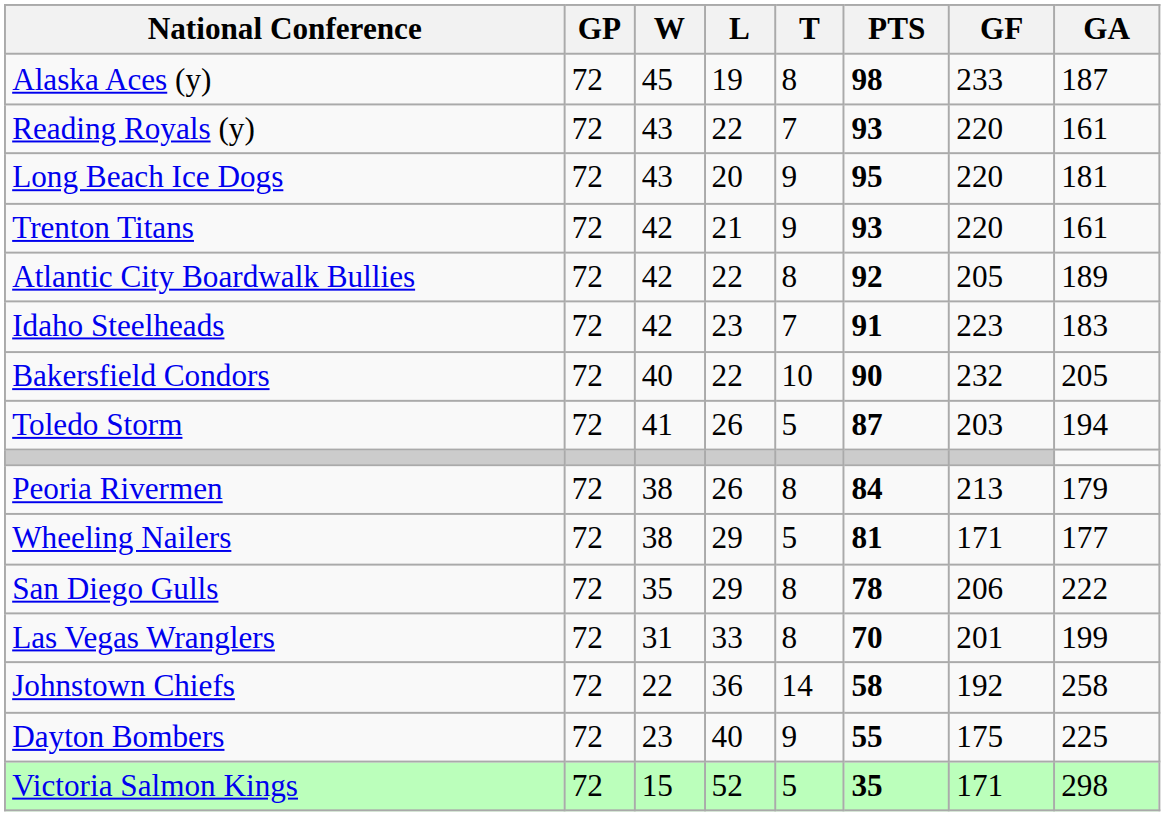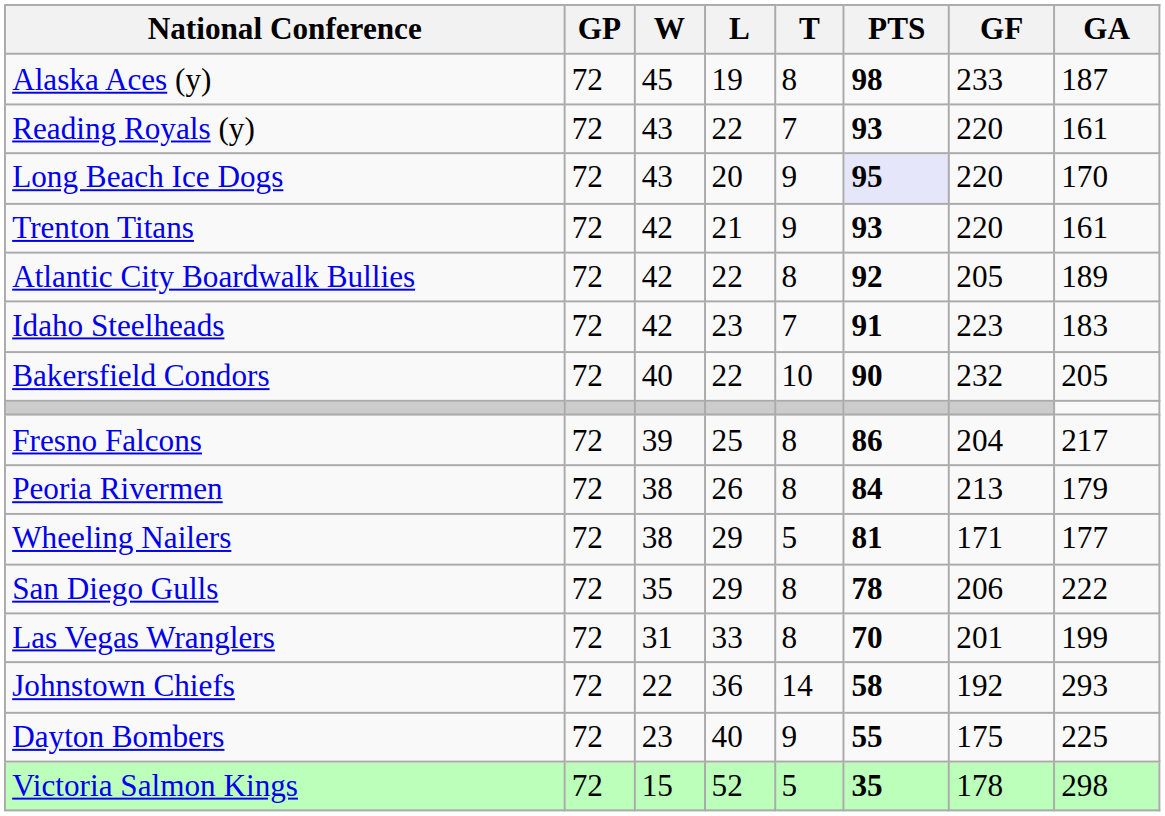(867, 177) no background -> (867, 177) lavender background
(1085, 177) 181 -> (1085, 177) 170
- row: (97, 425)
+ row: (107, 439)
(1085, 686) 258 -> (1085, 686) 293
(980, 785) 171 -> (980, 785) 178
